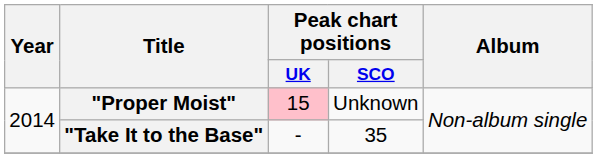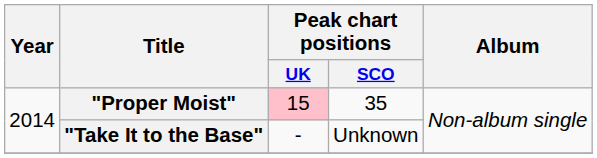(376, 103) Unknown -> (376, 103) 35
(376, 136) 35 -> (376, 136) Unknown
